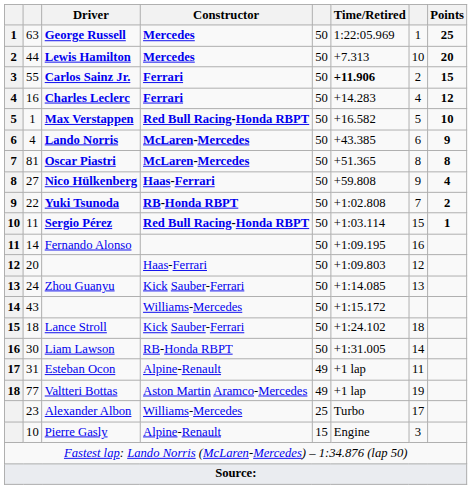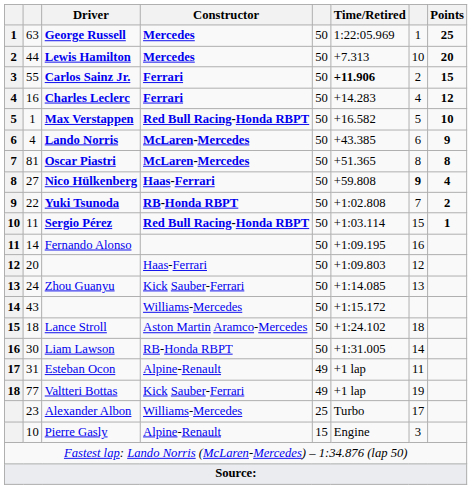(418, 181) normal -> (418, 181) bold
(194, 327) Kick Sauber-Ferrari -> (225, 327) Aston Martin Aramco-Mercedes
(225, 390) Aston Martin Aramco-Mercedes -> (194, 390) Kick Sauber-Ferrari
